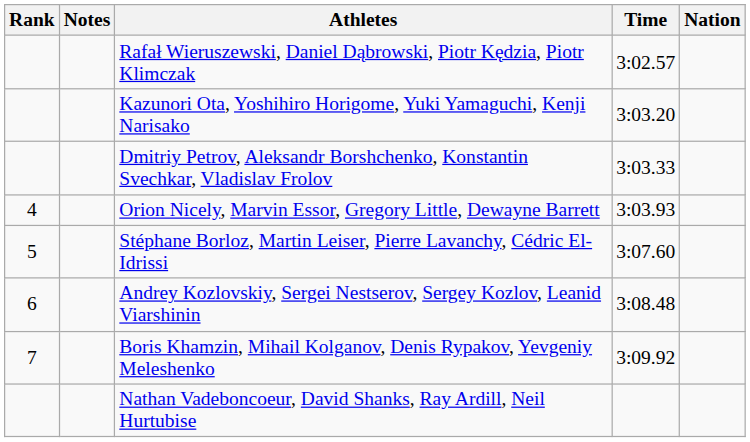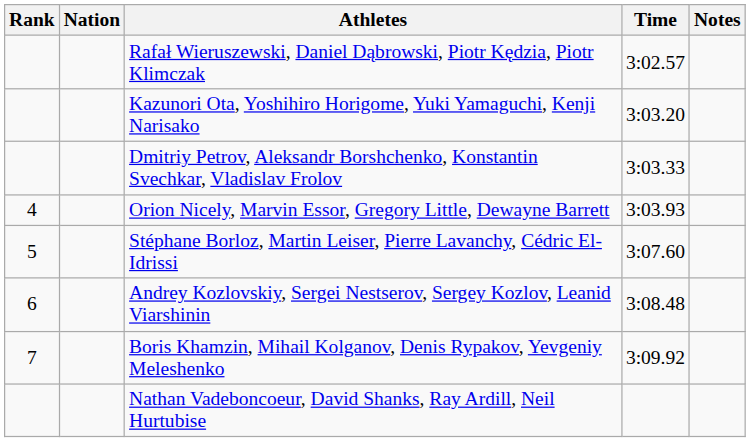columns swapped: (712, 19) <-> (87, 19)
